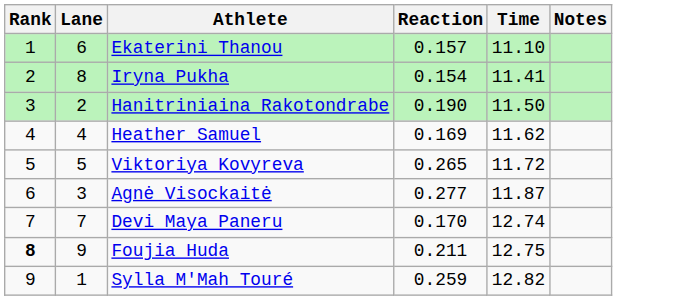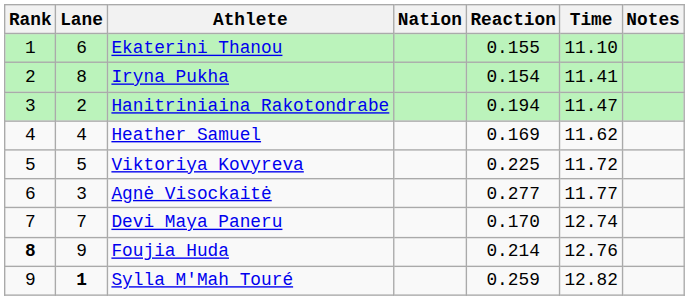+ column: (430, 19)
(441, 48) 0.157 -> (513, 48) 0.155
(441, 106) 0.190 -> (513, 106) 0.194
(519, 106) 11.50 -> (591, 106) 11.47
(441, 164) 0.265 -> (513, 164) 0.225
(519, 193) 11.87 -> (591, 193) 11.77
(441, 251) 0.211 -> (513, 251) 0.214
(519, 251) 12.75 -> (591, 251) 12.76
(82, 280) normal -> (82, 280) bold
